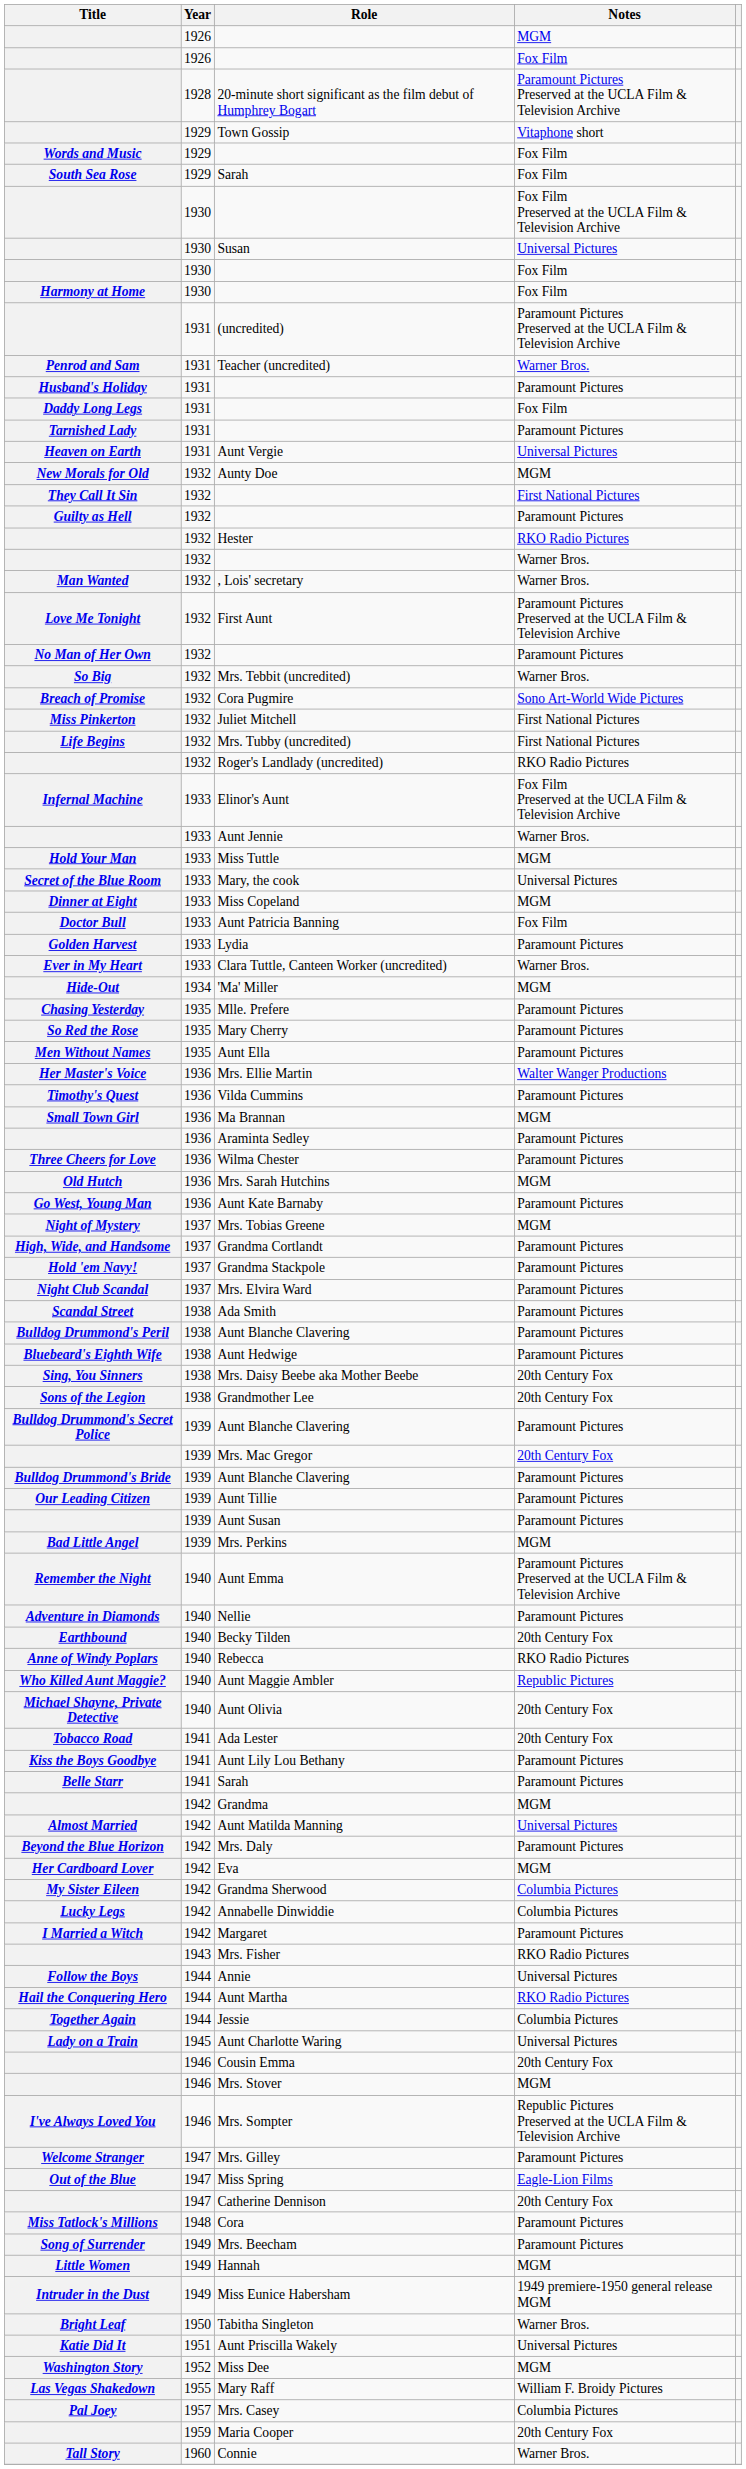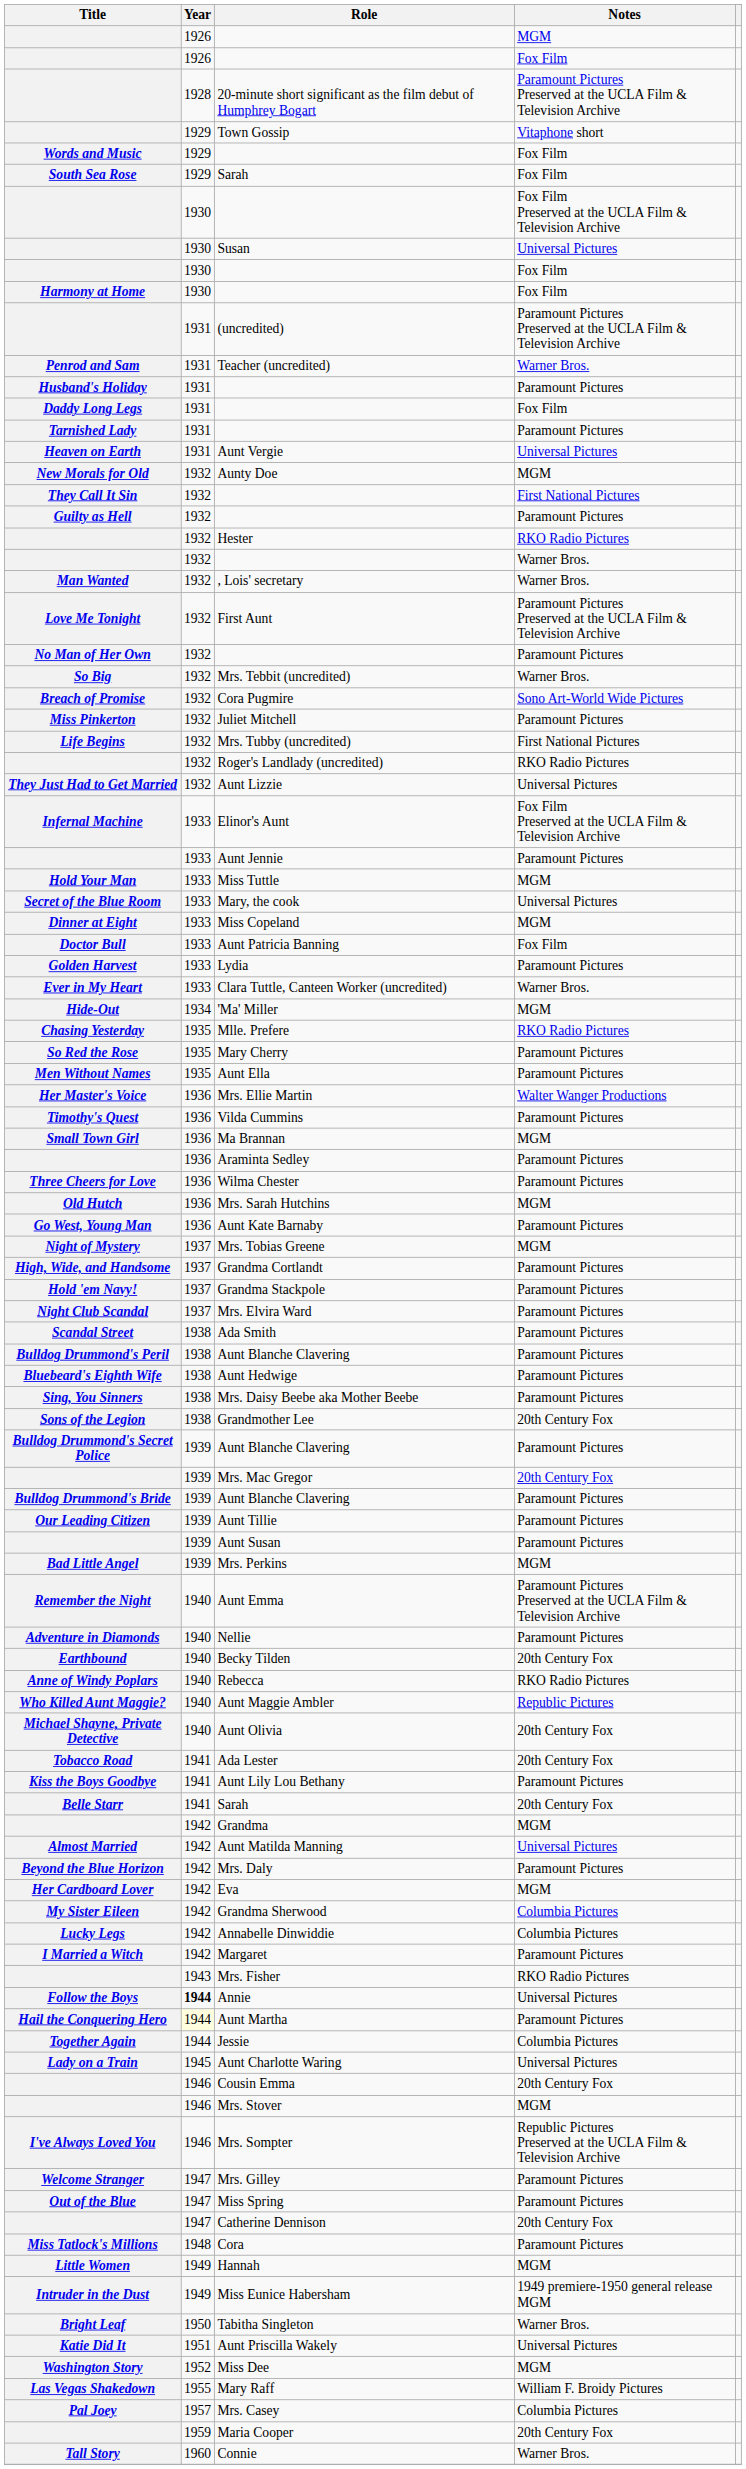(578, 720) First National Pictures -> (570, 720) Paramount Pictures
+ row: (93, 784)
(553, 836) Warner Bros. -> (570, 858) Paramount Pictures
(570, 1009) Paramount Pictures -> (573, 1031) RKO Radio Pictures
(565, 1376) 20th Century Fox -> (570, 1397) Paramount Pictures
(570, 1782) Paramount Pictures -> (565, 1804) 20th Century Fox
(198, 1976) normal -> (198, 1998) bold
(198, 1998) no background -> (198, 2019) lightyellow background
(573, 1998) RKO Radio Pictures -> (570, 2019) Paramount Pictures
(565, 2179) Eagle-Lion Films -> (570, 2201) Paramount Pictures
- row: (93, 2244)
